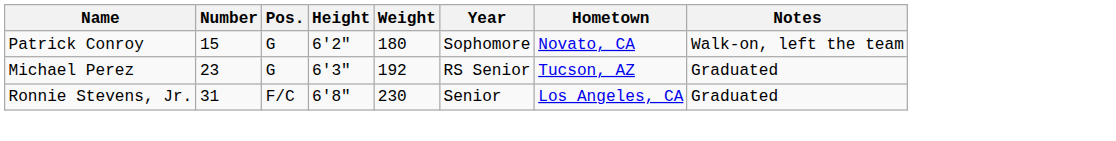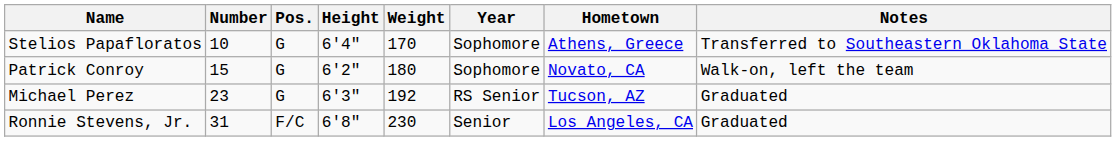+ row: (105, 44)
